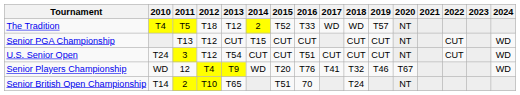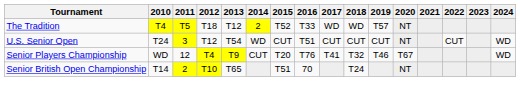- row: (61, 41)
(258, 55) CUT -> (258, 41) WD
(258, 69) WD -> (258, 55) CUT
